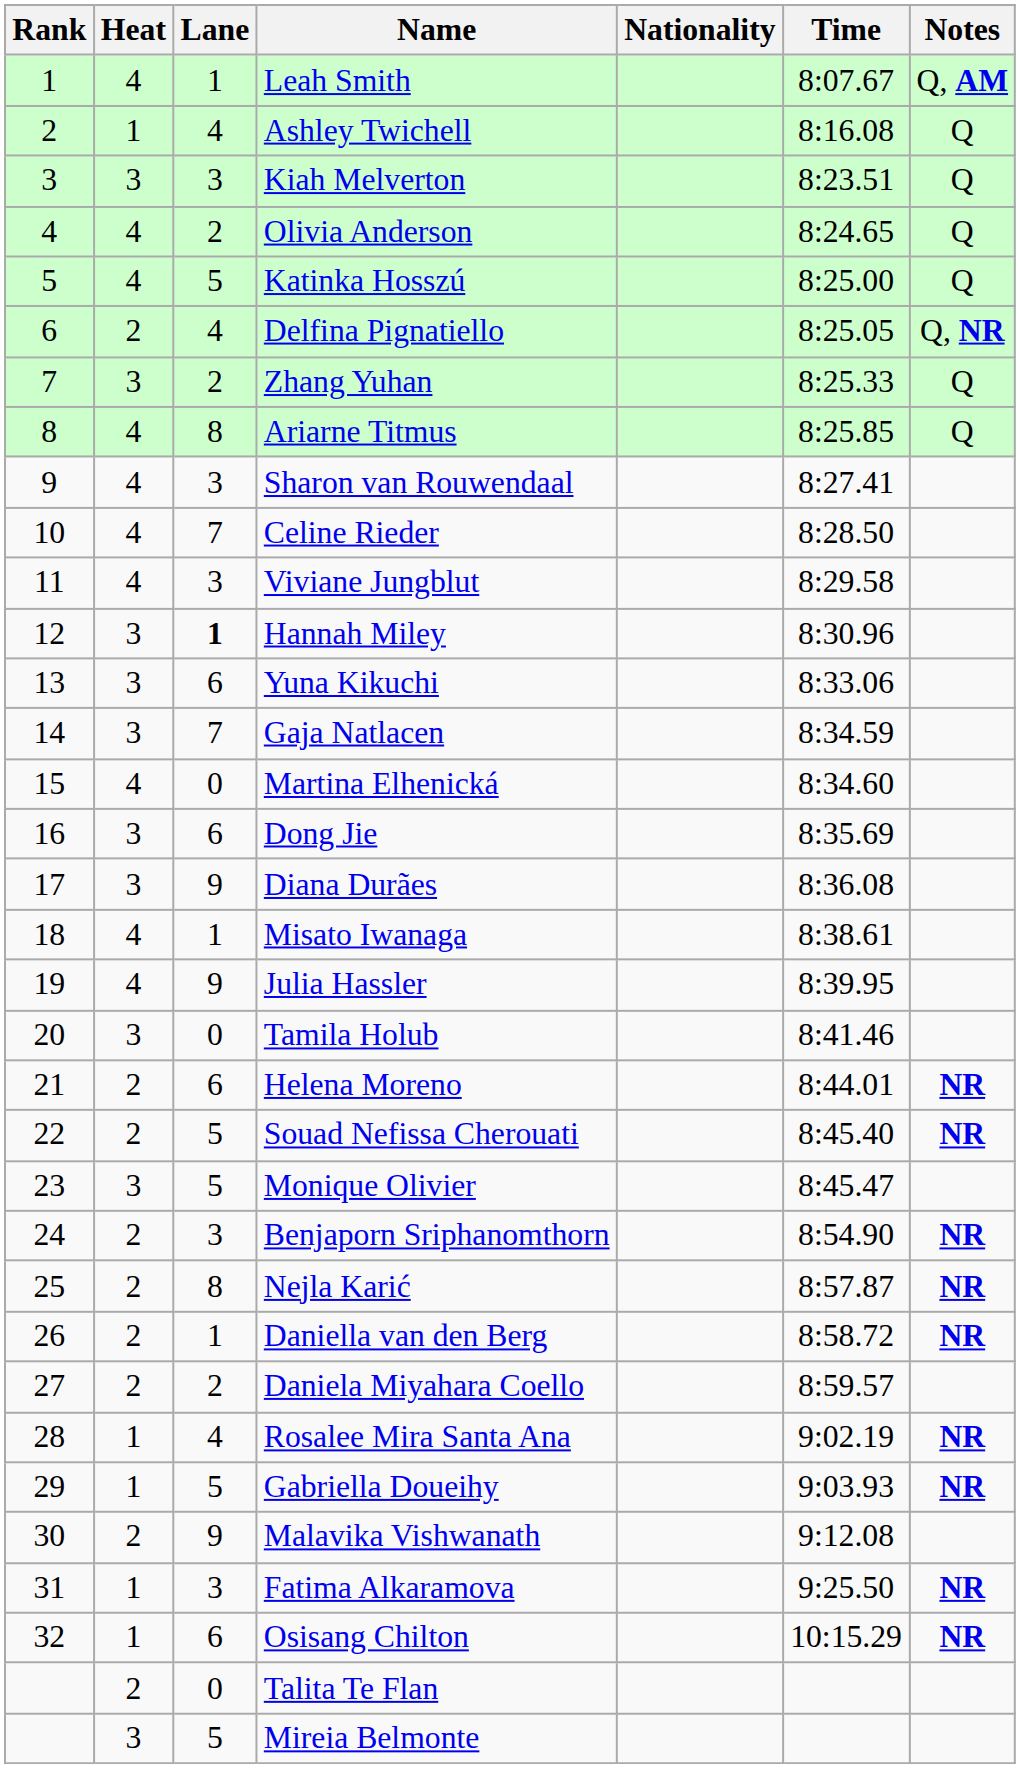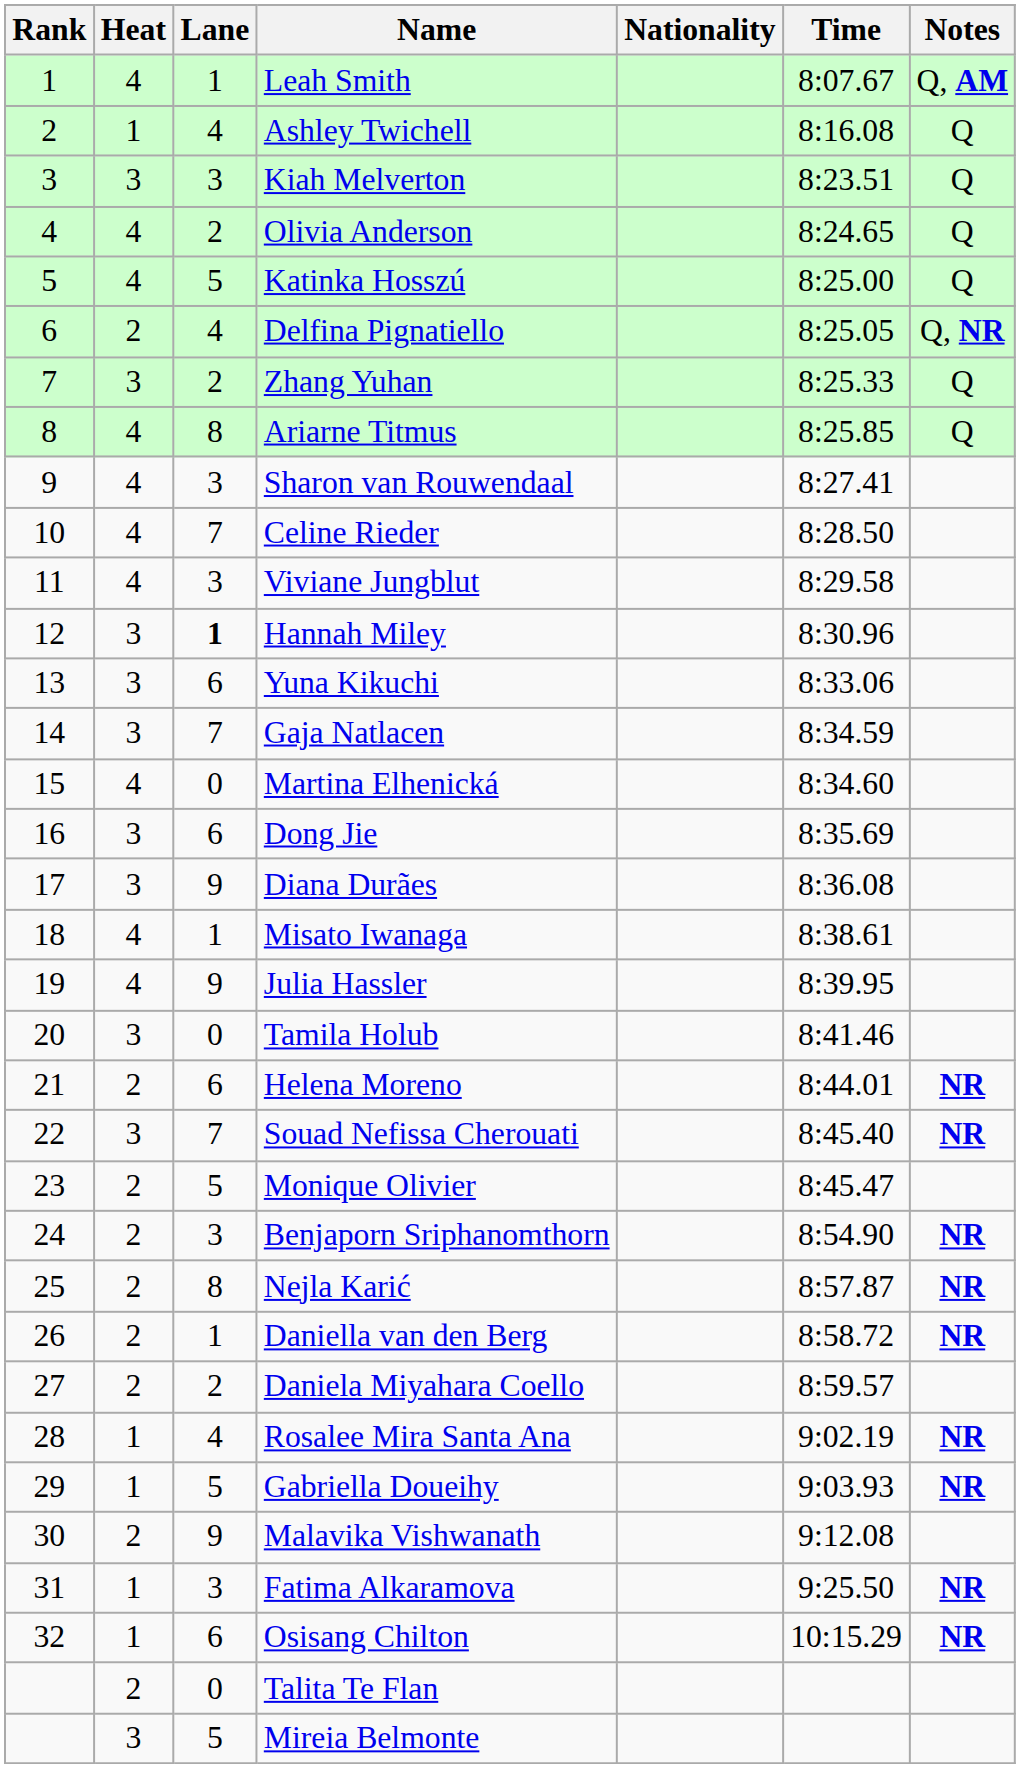(133, 1134) 2 -> (133, 1134) 3
(215, 1134) 5 -> (215, 1134) 7
(133, 1185) 3 -> (133, 1185) 2
